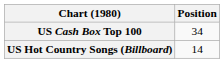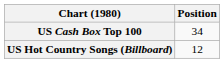(197, 49) 14 -> (197, 49) 12
